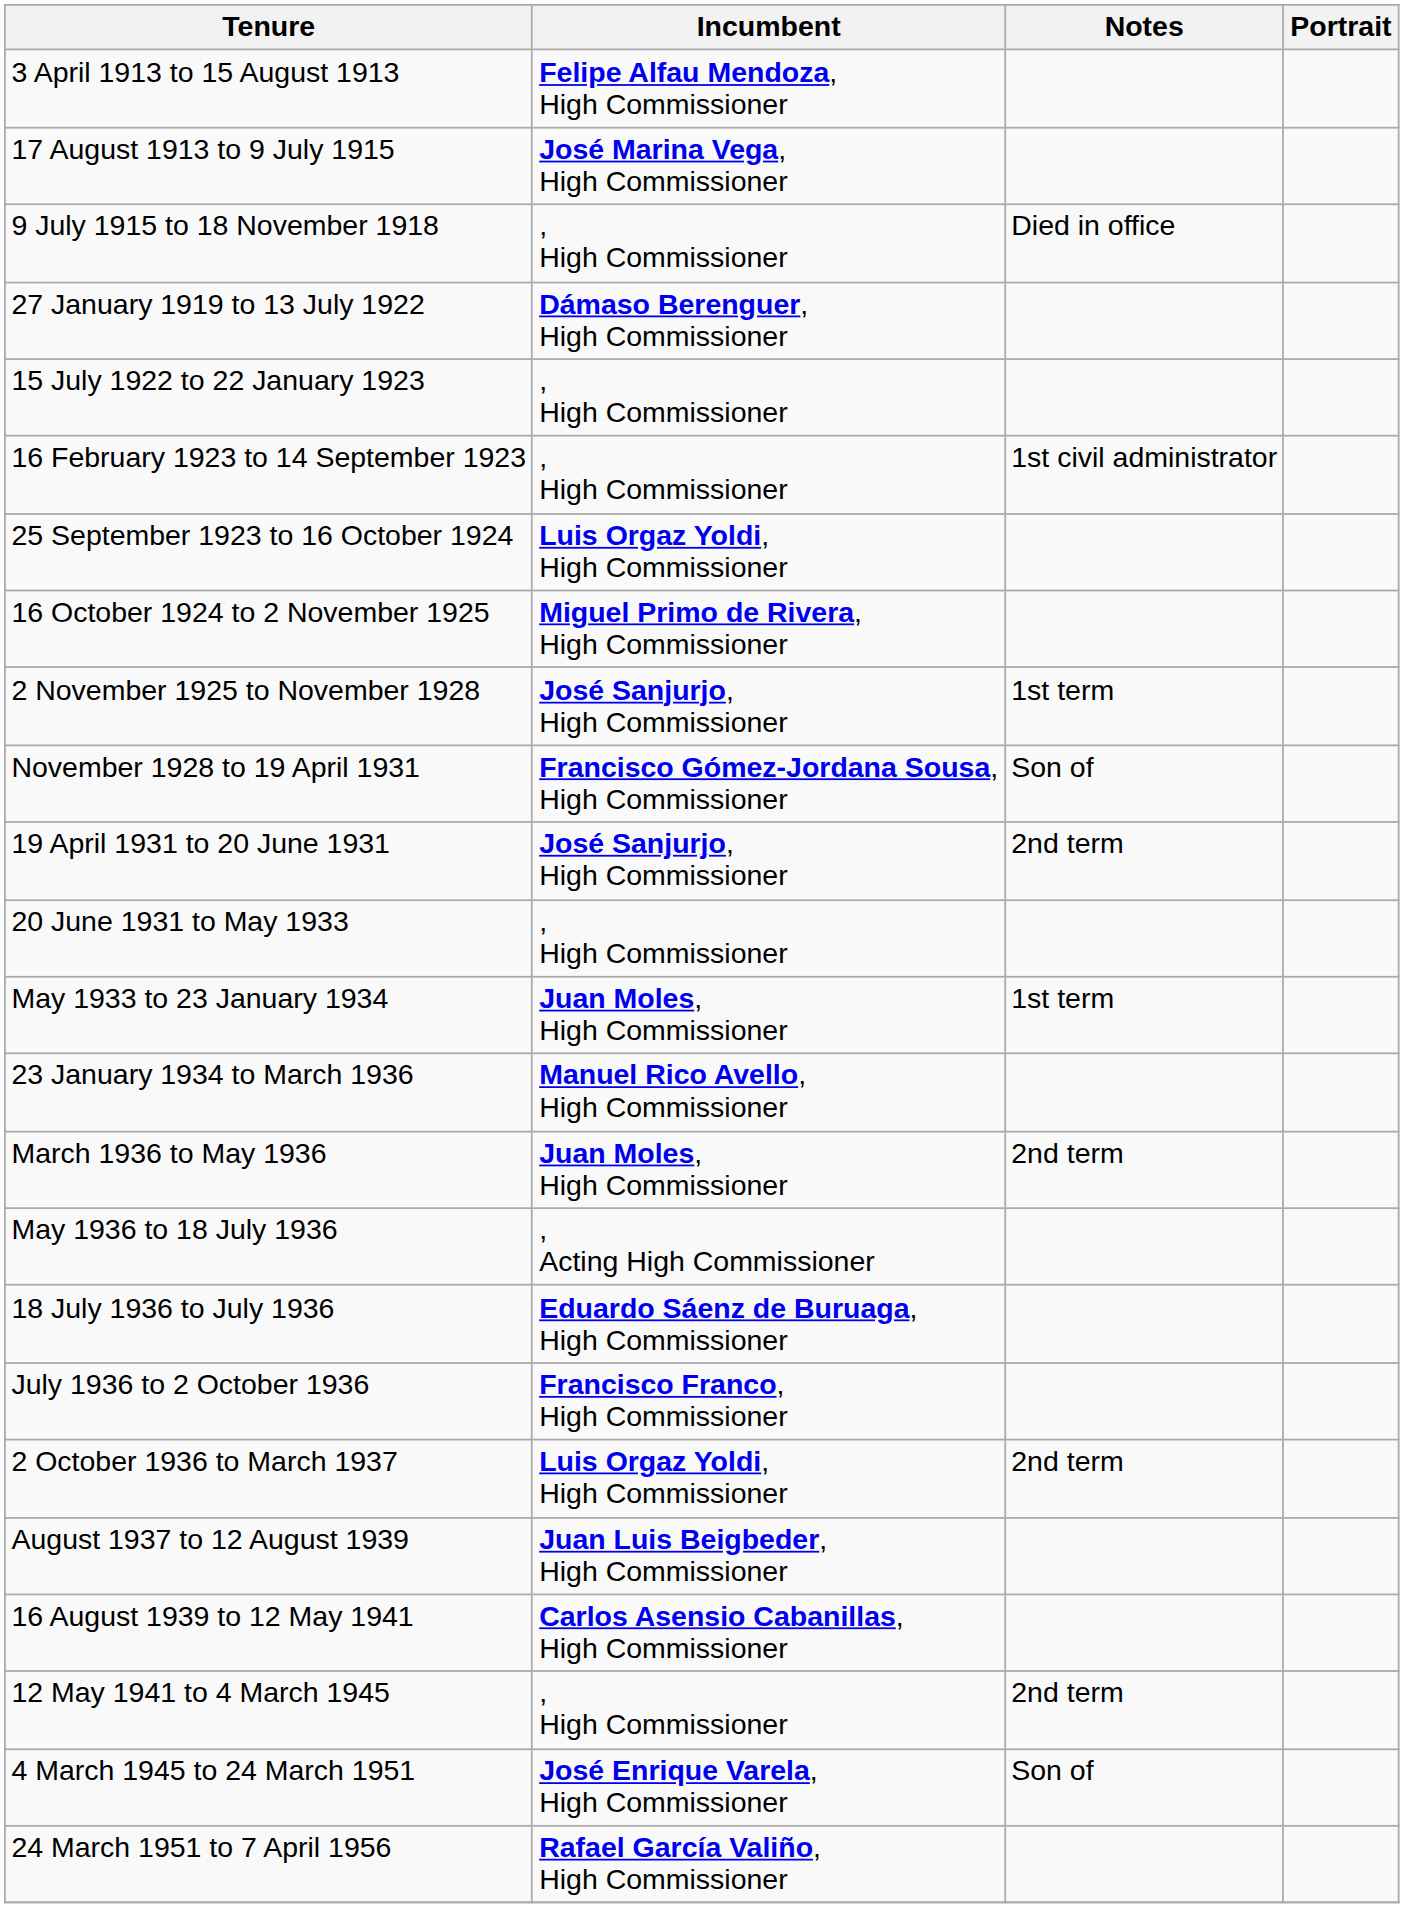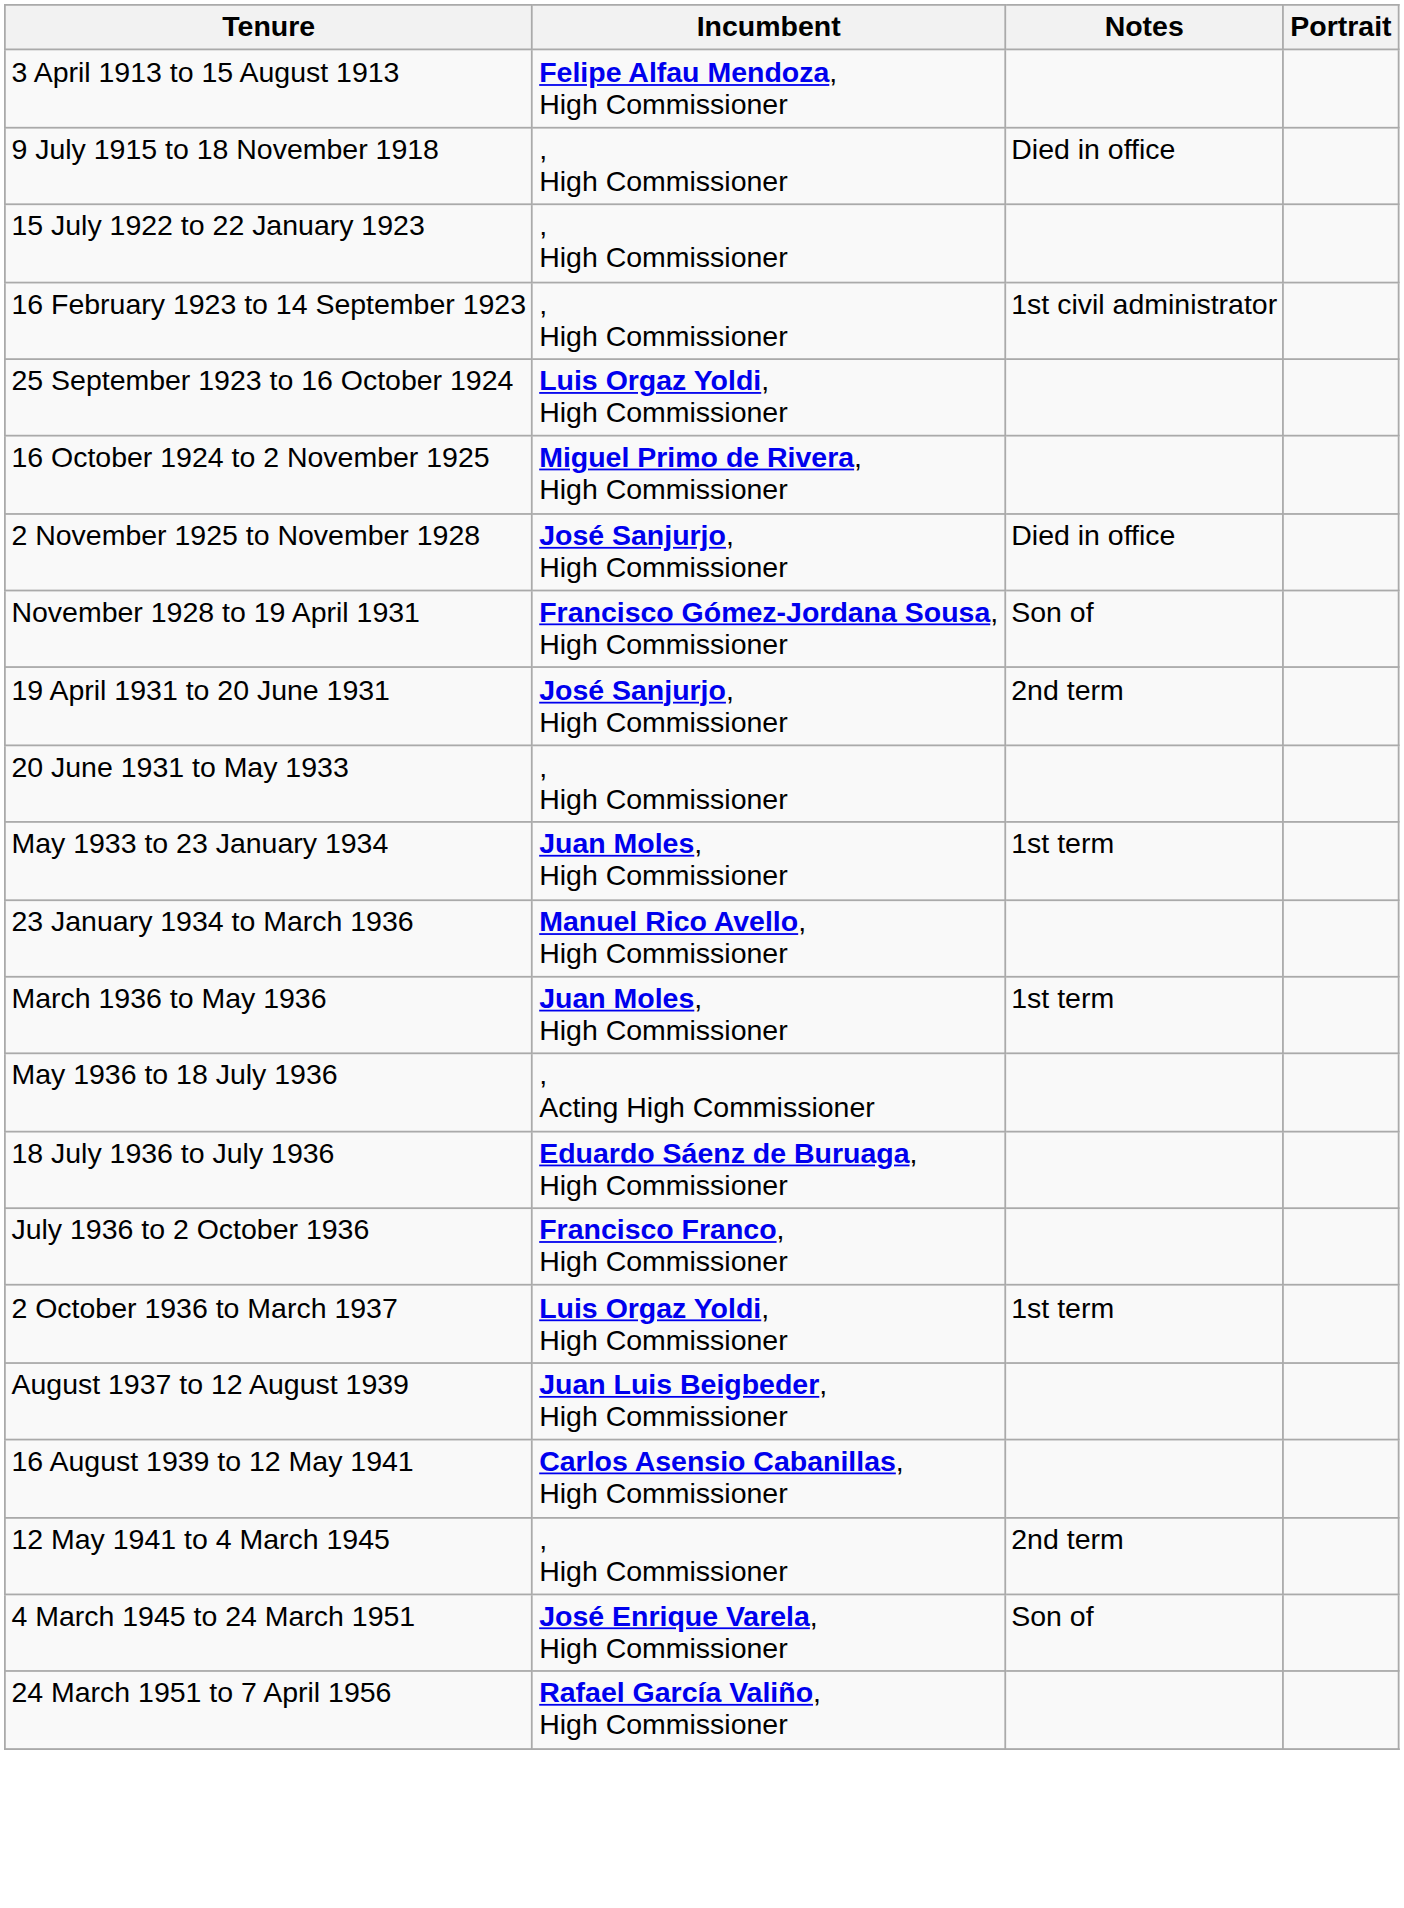- row: (203, 149)
- row: (218, 303)
(1063, 689) 1st term -> (1093, 535) Died in office
(1067, 1153) 2nd term -> (1063, 998) 1st term
(1067, 1461) 2nd term -> (1063, 1307) 1st term
